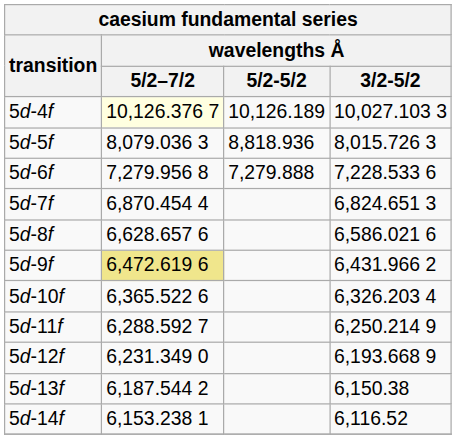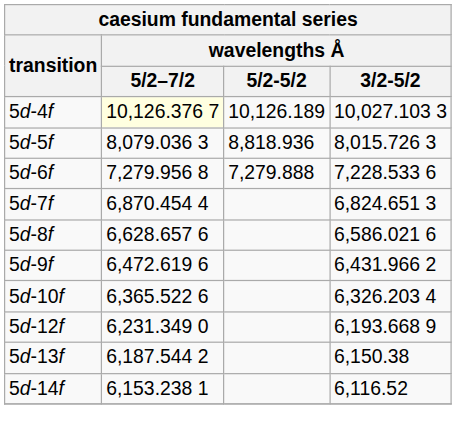(157, 265) khaki background -> (157, 265) no background
- row: (36, 326)
